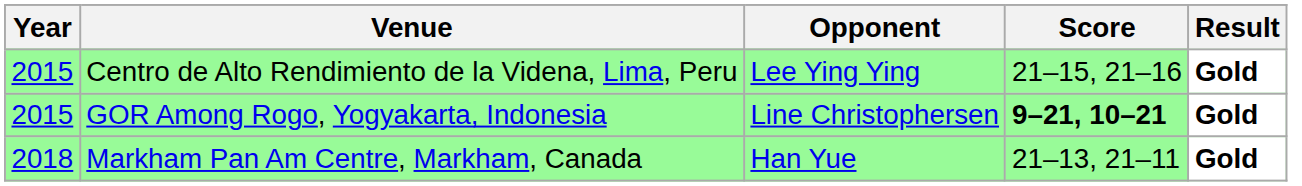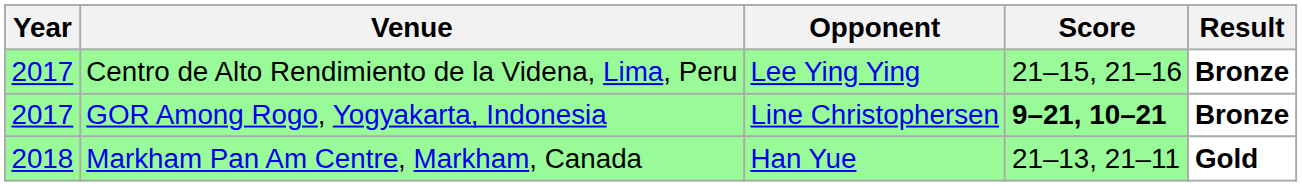(42, 71) 2015 -> (42, 71) 2017
(1227, 71) Gold -> (1242, 71) Bronze
(42, 115) 2015 -> (42, 115) 2017
(1227, 115) Gold -> (1242, 115) Bronze
